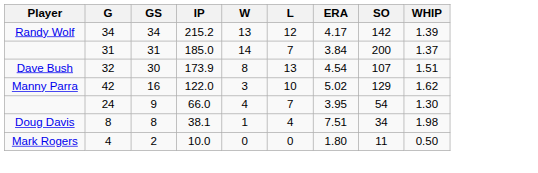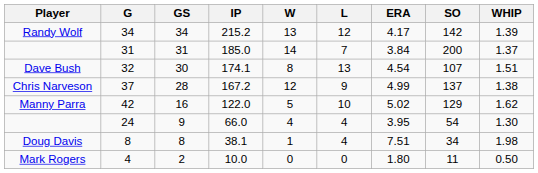(199, 68) 173.9 -> (236, 68) 174.1
+ row: (128, 86)
(245, 86) 3 -> (290, 104) 5
(290, 104) 7 -> (344, 123) 4
